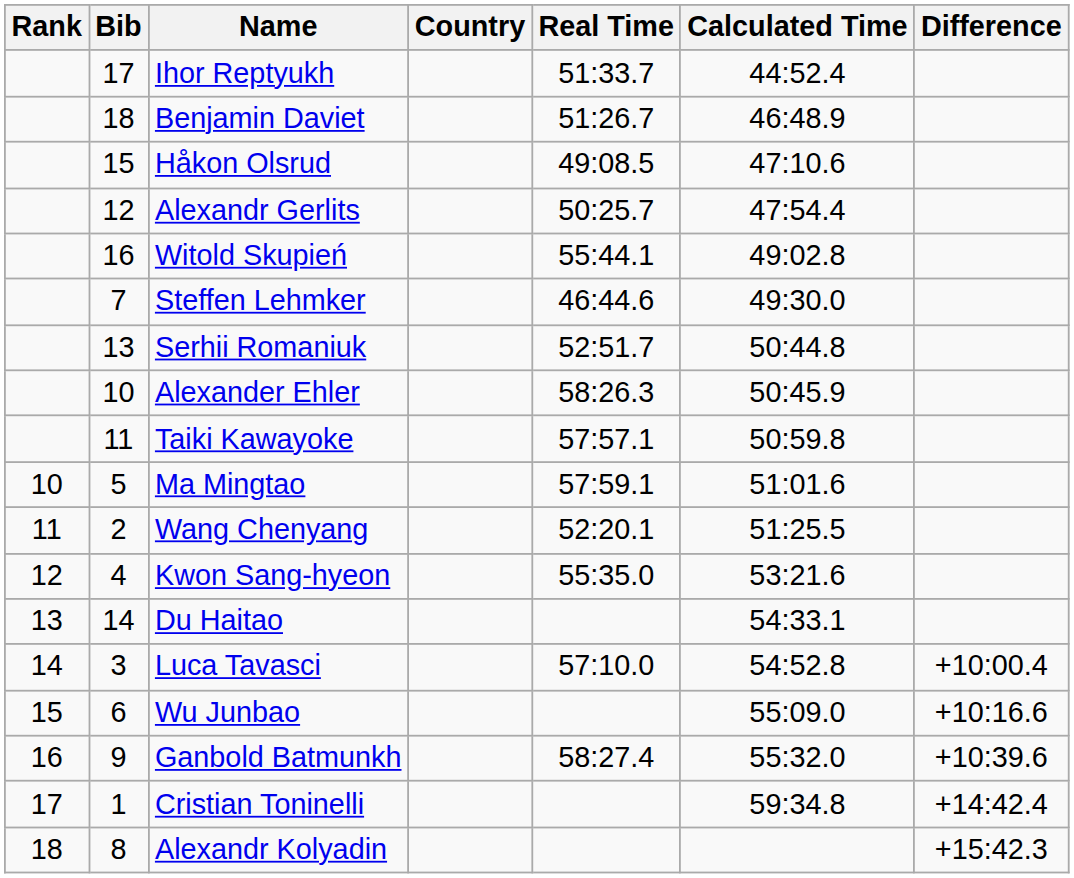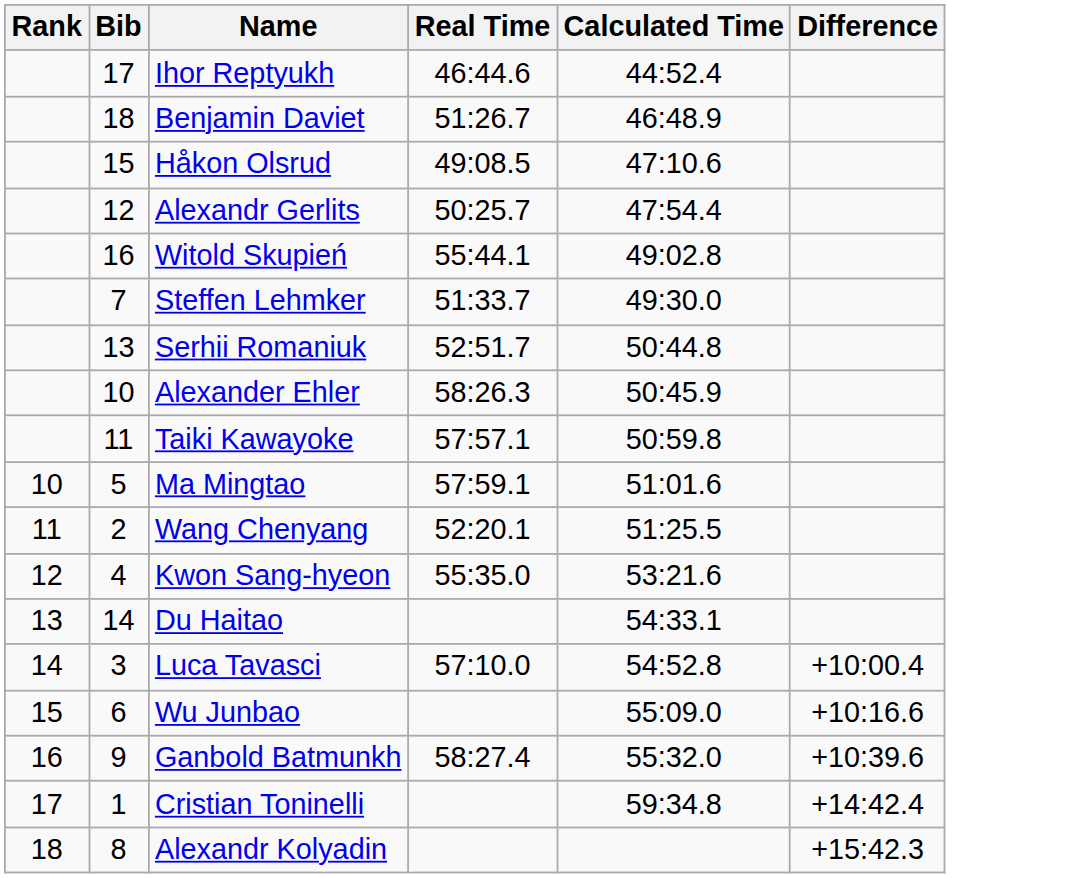- column: (470, 27)
(606, 73) 51:33.7 -> (483, 73) 46:44.6
(606, 301) 46:44.6 -> (483, 301) 51:33.7
